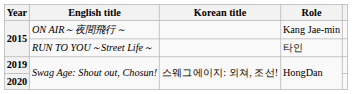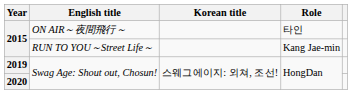(311, 29) Kang Jae-min -> (293, 29) 타인
(293, 47) 타인 -> (311, 47) Kang Jae-min
